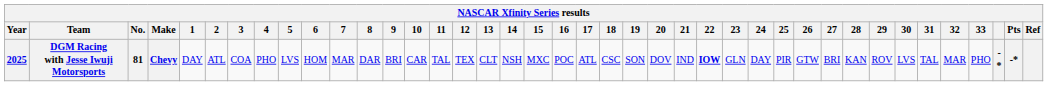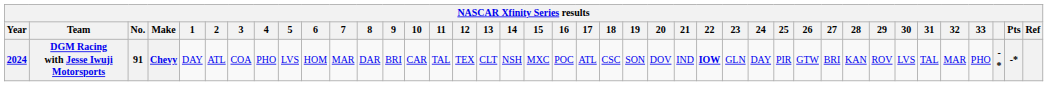(17, 60) 2025 -> (17, 60) 2024
(138, 60) 81 -> (138, 60) 91
